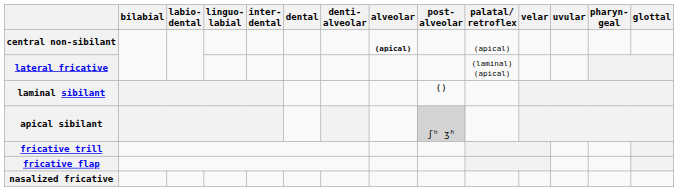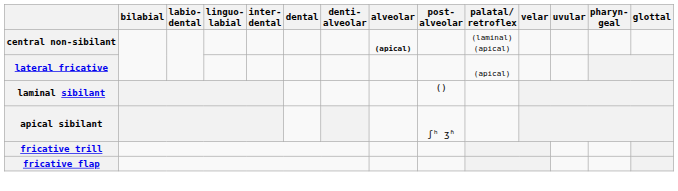(492, 48) (apical) -> (492, 43) (laminal) (apical)
(492, 68) (laminal) (apical) -> (492, 74) (apical)
(441, 134) lightgrey background -> (441, 134) no background
- row: (61, 179)
